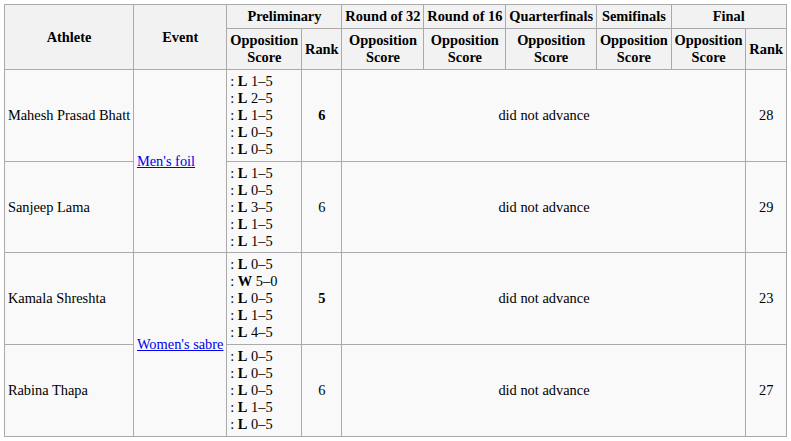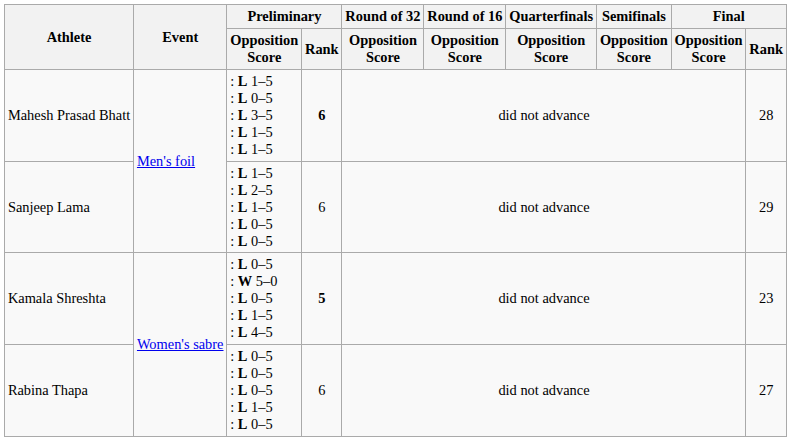(251, 115) : L 1–5 : L 2–5 : L 1–5 : L 0–5 : L 0–5 -> (251, 115) : L 1–5 : L 0–5 : L 3–5 : L 1–5 : L 1–5
(251, 207) : L 1–5 : L 0–5 : L 3–5 : L 1–5 : L 1–5 -> (251, 207) : L 1–5 : L 2–5 : L 1–5 : L 0–5 : L 0–5
